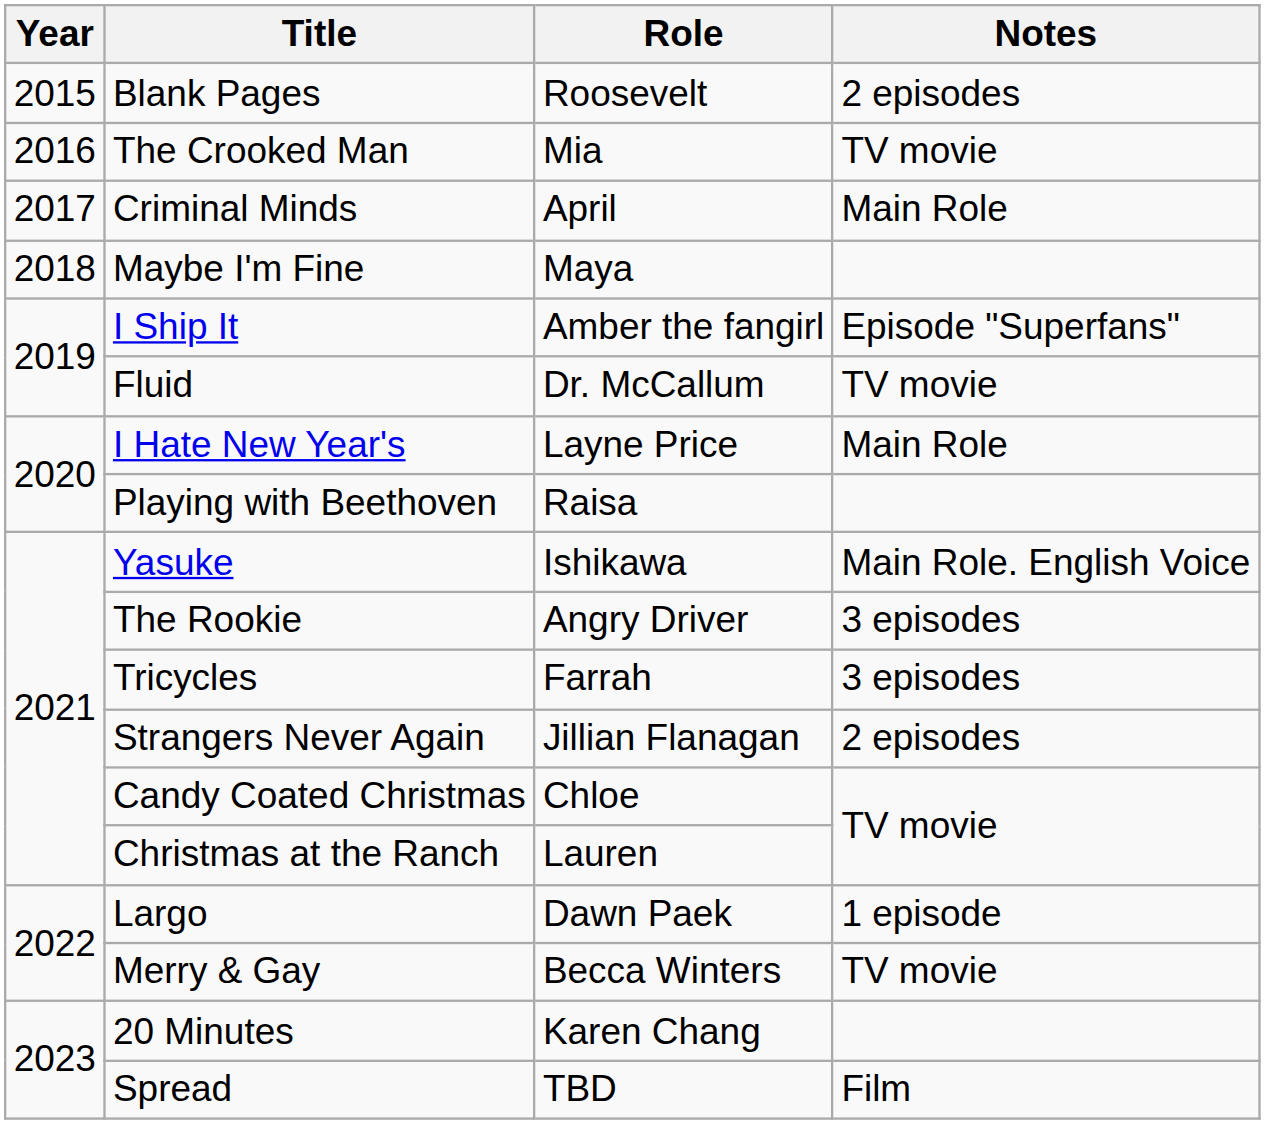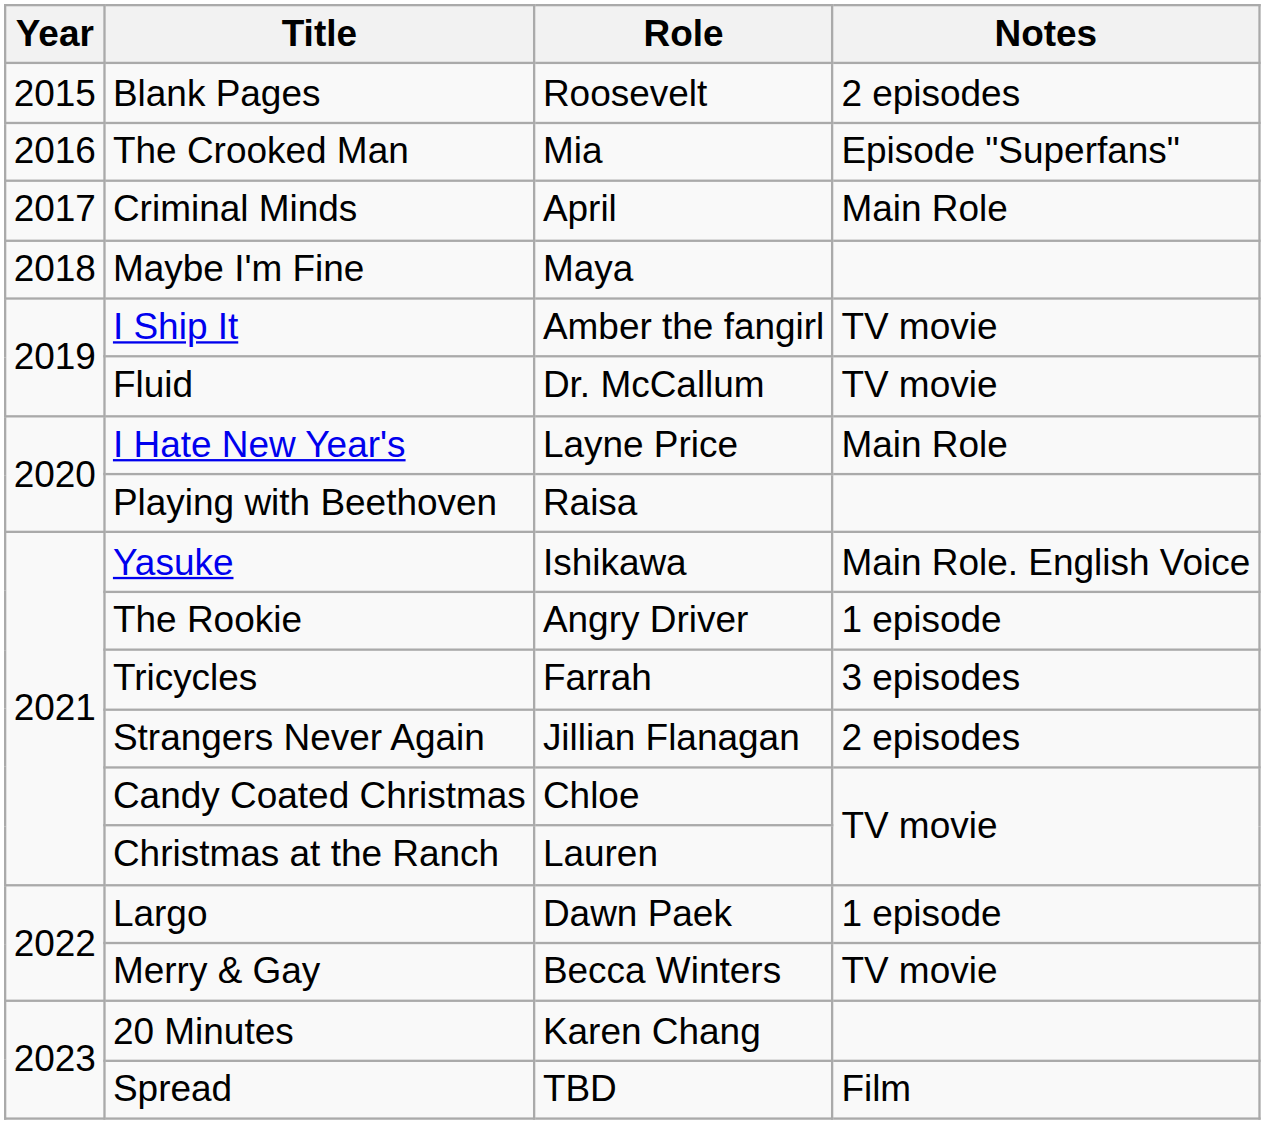(919, 151) TV movie -> (1011, 151) Episode "Superfans"
(1011, 326) Episode "Superfans" -> (919, 326) TV movie
(931, 619) 3 episodes -> (922, 619) 1 episode
